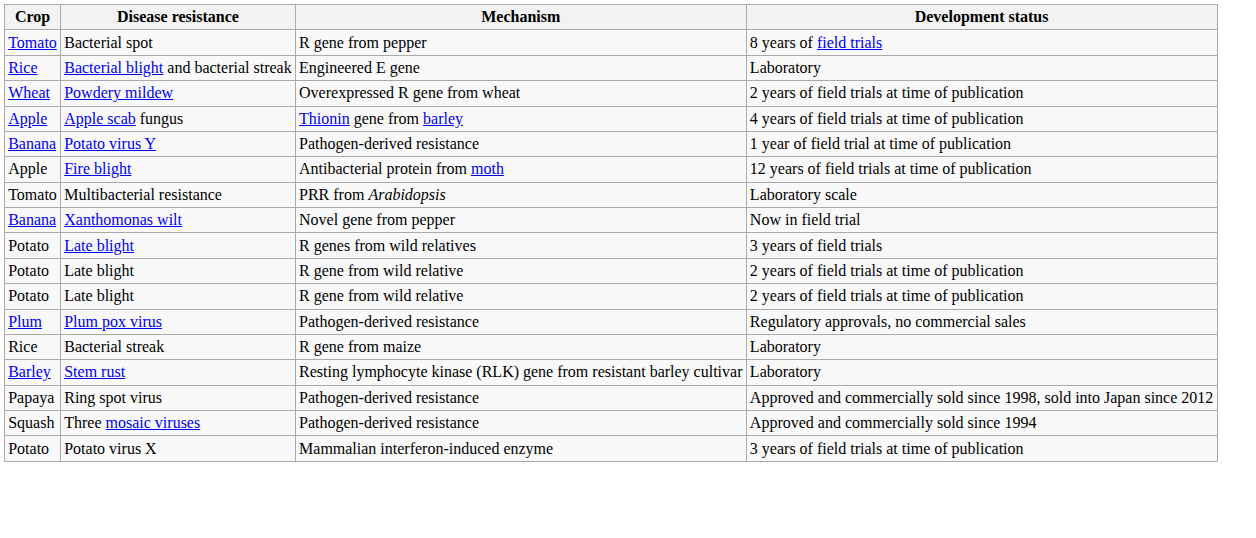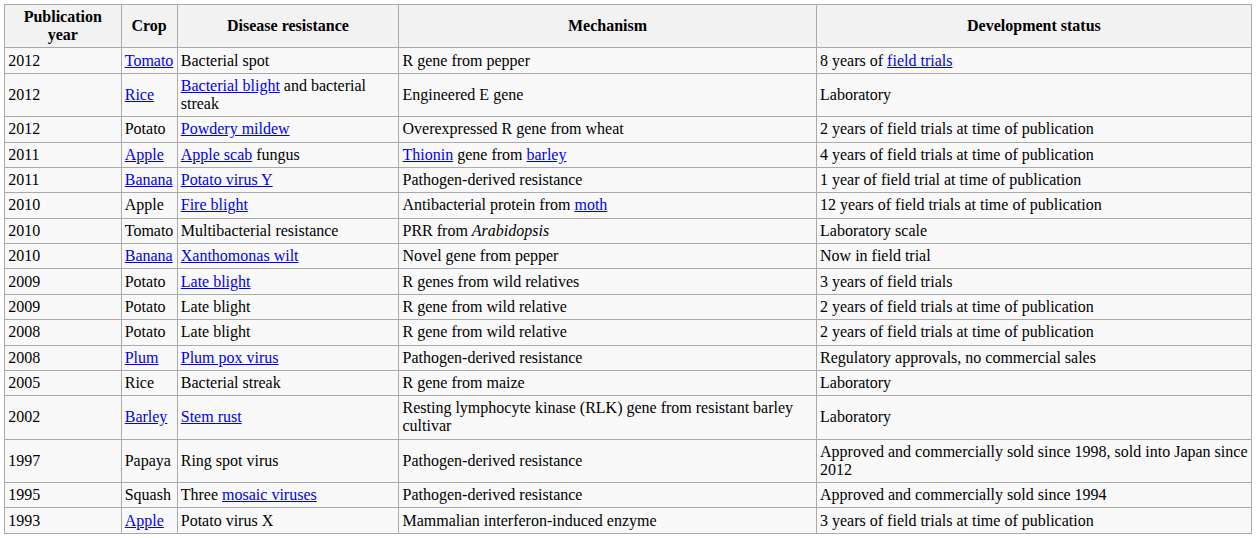+ column: (63, 26)
(29, 93) Wheat -> (145, 129) Potato
(29, 448) Potato -> (144, 520) Apple
